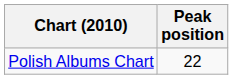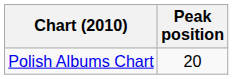(193, 61) 22 -> (193, 61) 20
